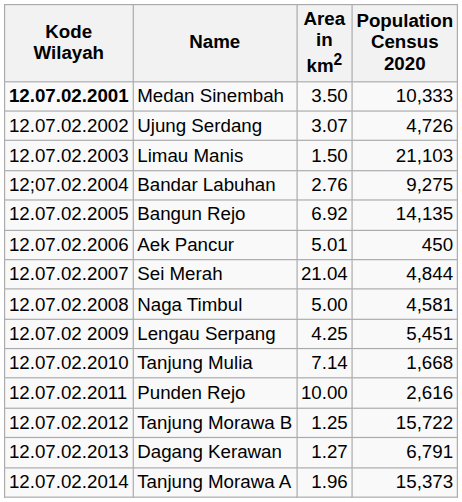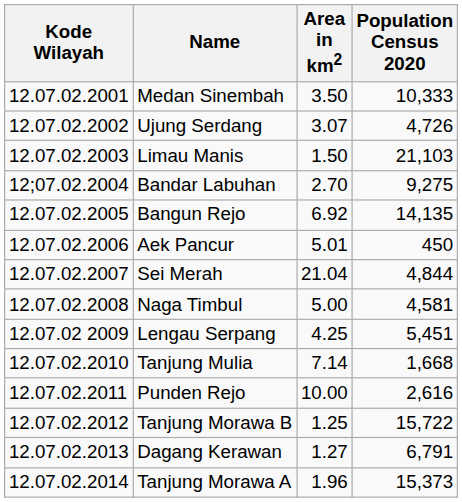(69, 96) bold -> (69, 96) normal
(330, 185) 2.76 -> (330, 185) 2.70
